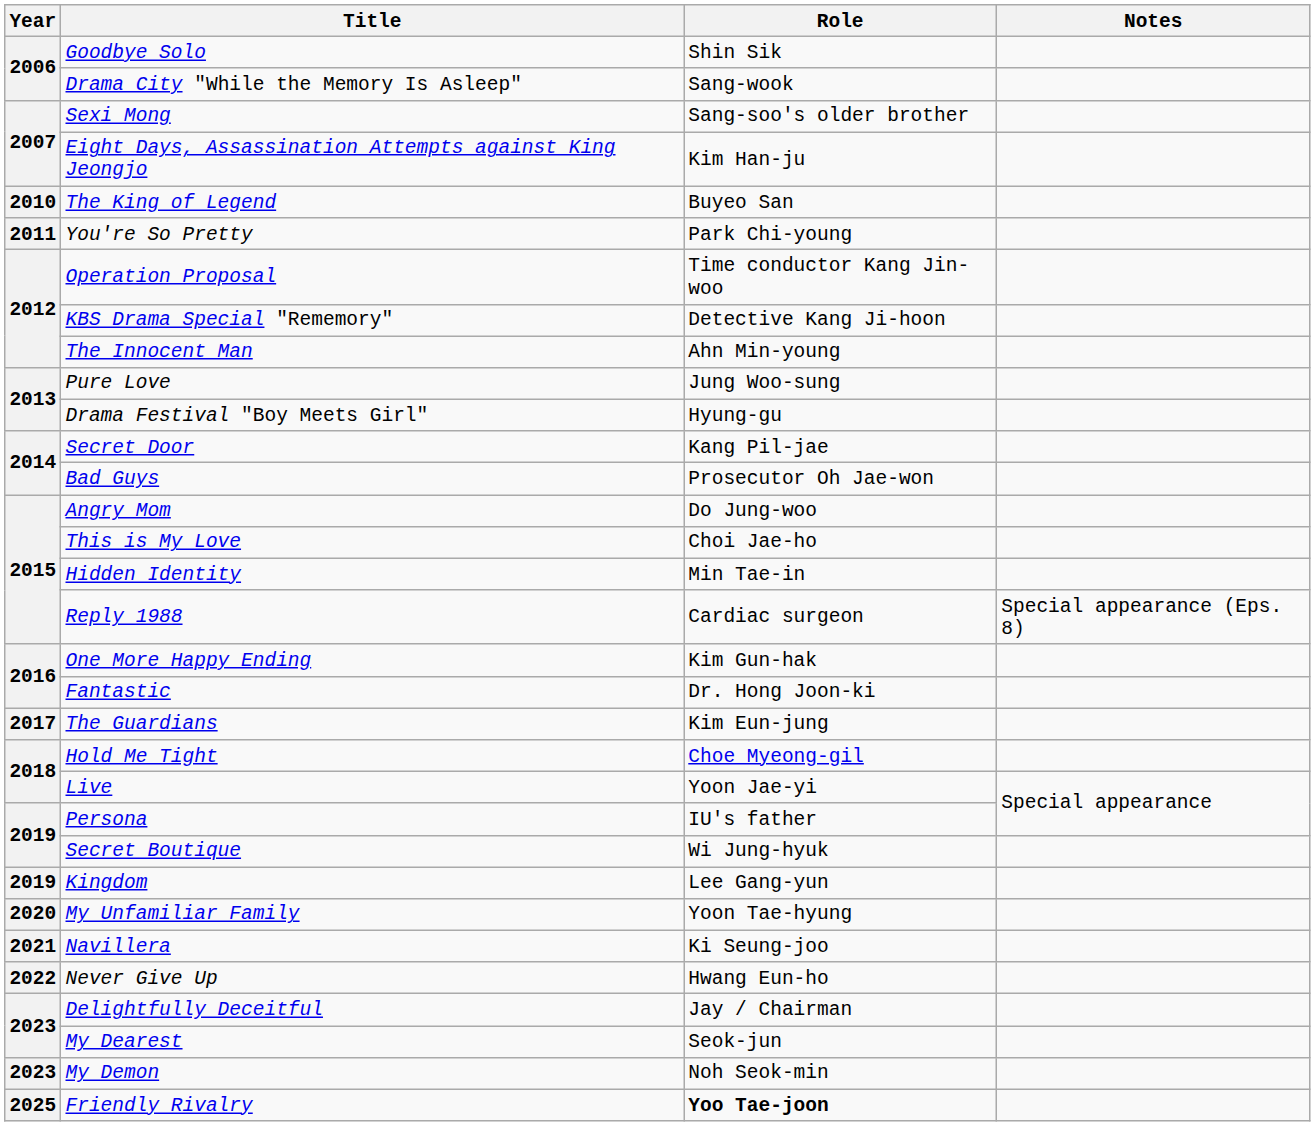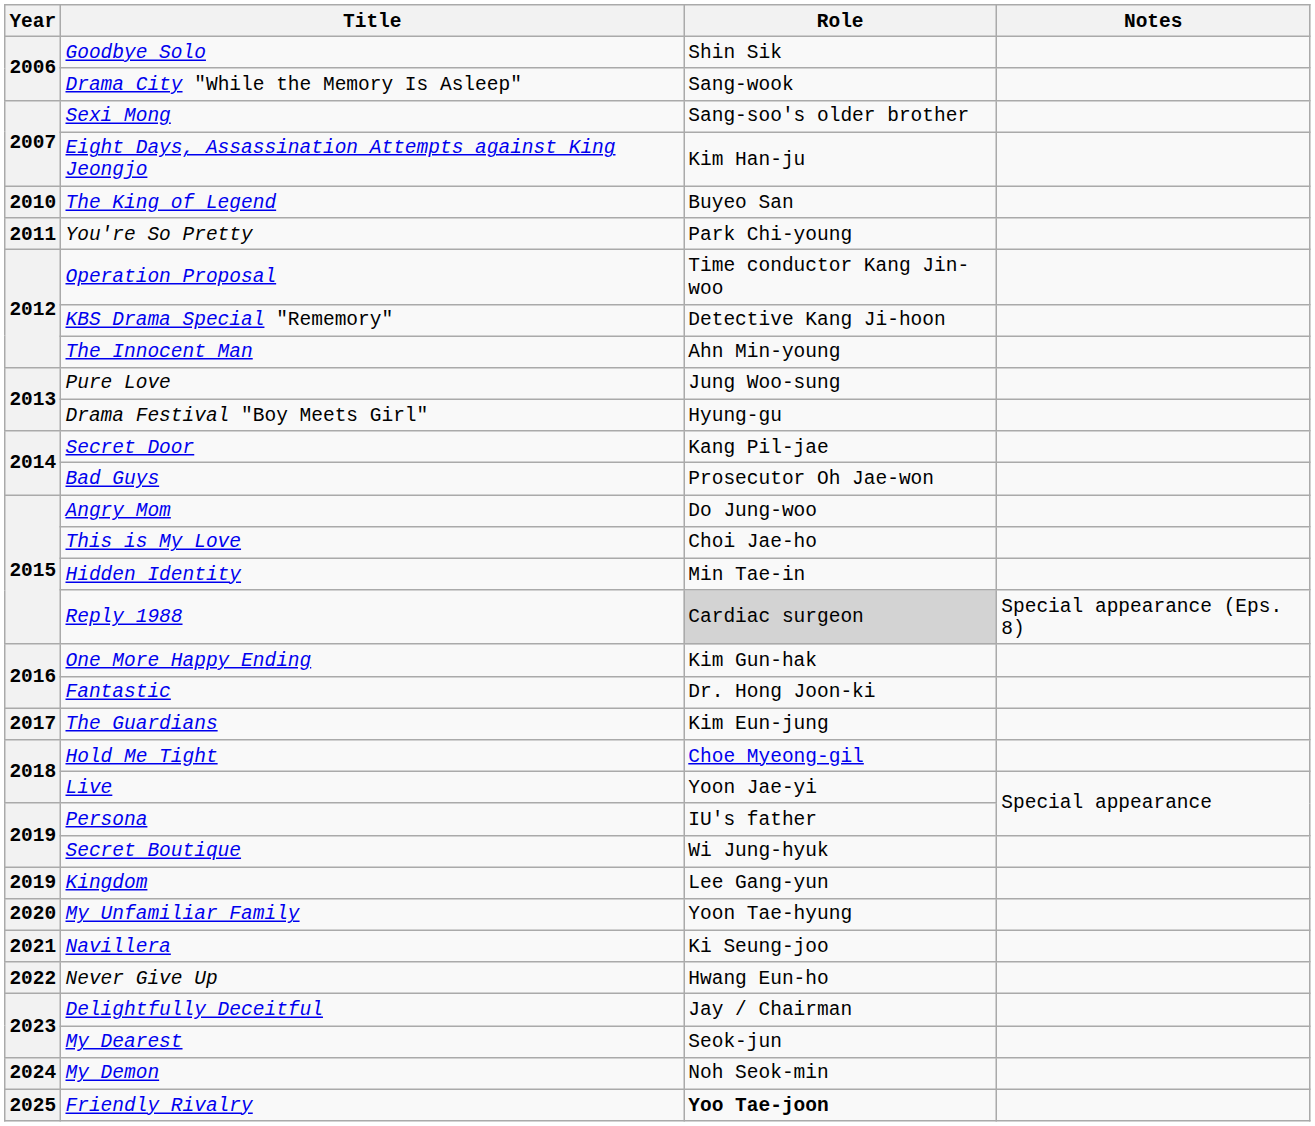(776, 617) no background -> (776, 617) lightgrey background
(33, 1073) 2023 -> (33, 1073) 2024
